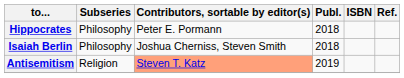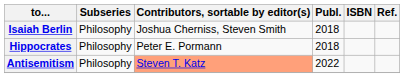rows swapped: (40, 30) <-> (40, 47)
(98, 64) Religion -> (105, 64) Philosophy
(327, 64) 2019 -> (327, 64) 2022
